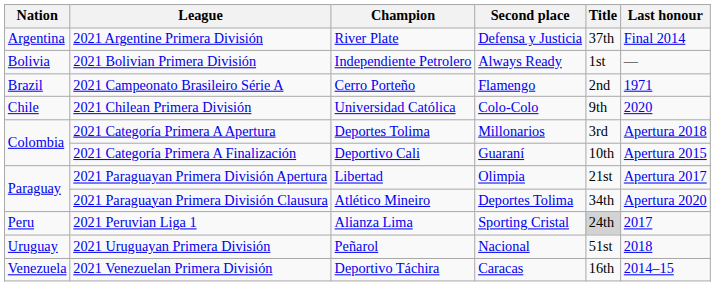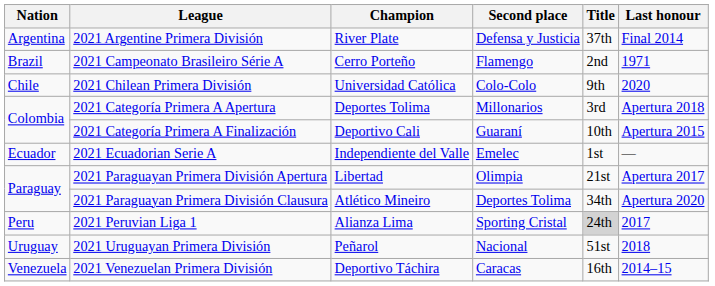- row: (165, 62)
+ row: (145, 154)
